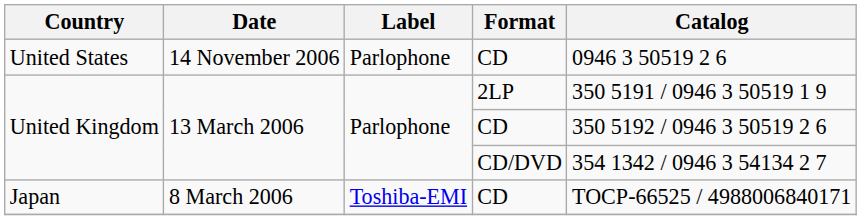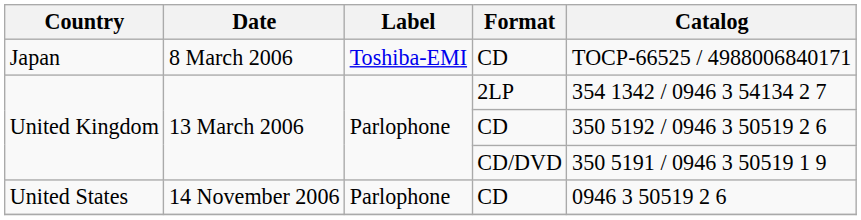rows swapped: (35, 197) <-> (69, 57)
(699, 92) 350 5191 / 0946 3 50519 1 9 -> (699, 92) 354 1342 / 0946 3 54134 2 7
(699, 162) 354 1342 / 0946 3 54134 2 7 -> (699, 162) 350 5191 / 0946 3 50519 1 9
